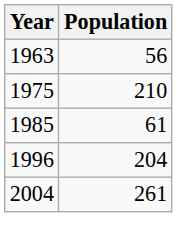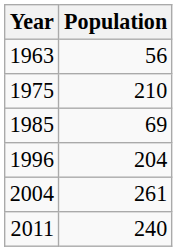(156, 125) 61 -> (156, 125) 69
+ row: (32, 228)
